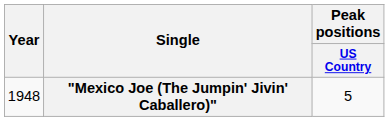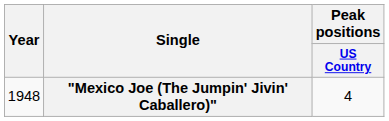(348, 96) 5 -> (348, 96) 4
